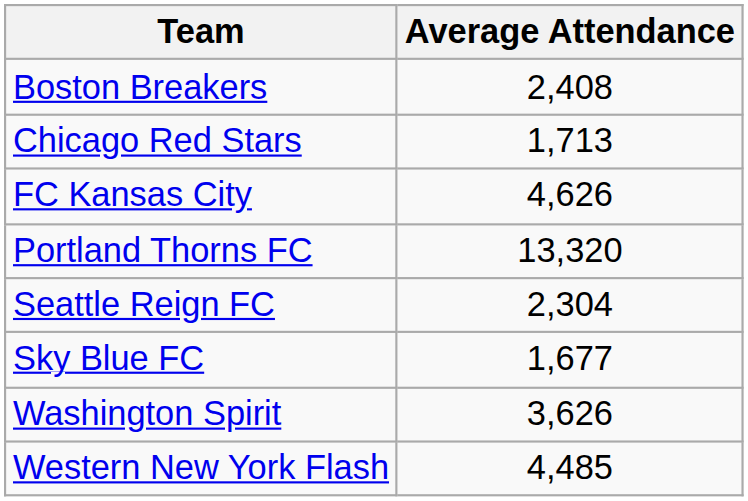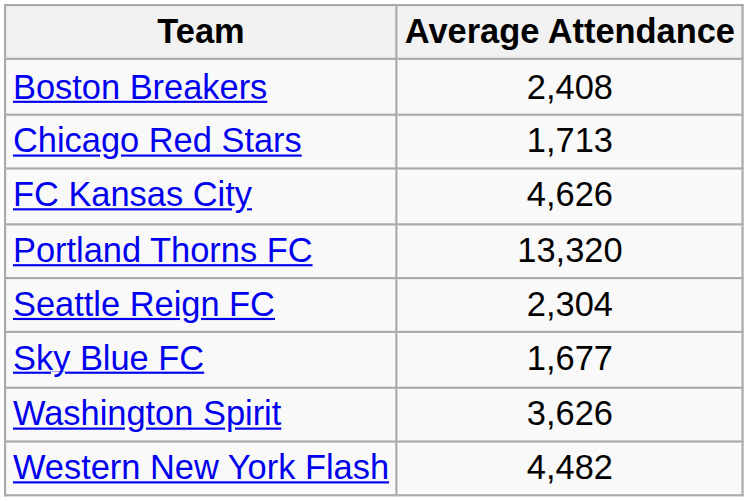(570, 468) 4,485 -> (570, 468) 4,482
